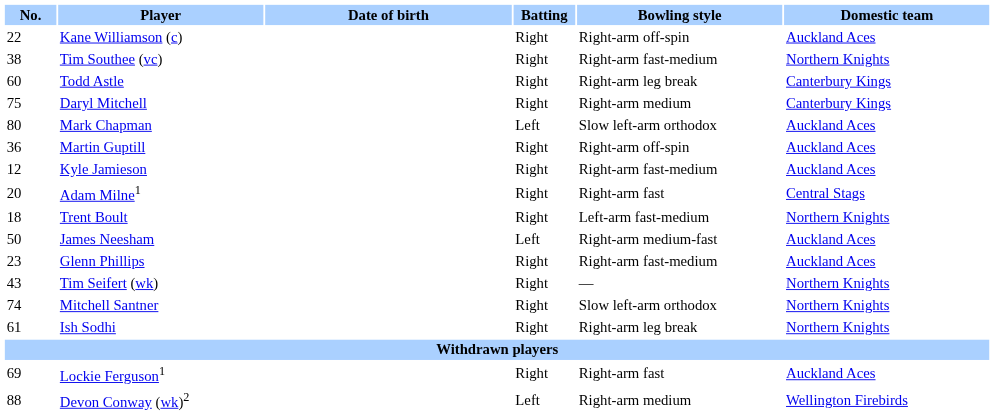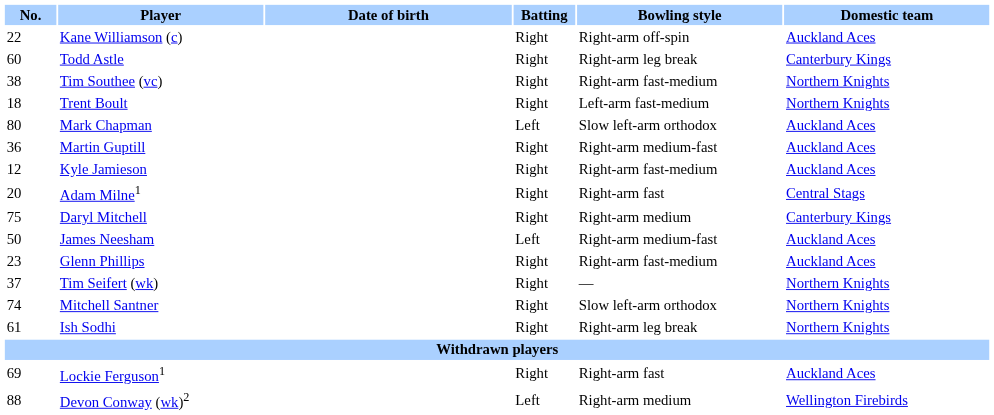rows swapped: (111, 59) <-> (92, 81)
rows swapped: (94, 217) <-> (103, 103)
(634, 147) Right-arm off-spin -> (648, 147) Right-arm medium-fast
(14, 283) 43 -> (14, 283) 37
